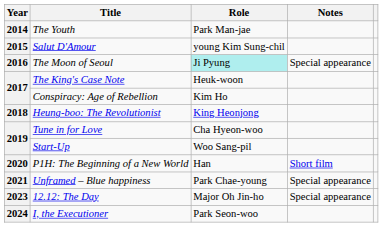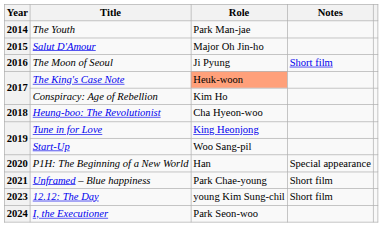(239, 46) young Kim Sung-chil -> (228, 46) Major Oh Jin-ho
(212, 63) paleturquoise background -> (212, 63) no background
(330, 63) Special appearance -> (311, 63) Short film
(218, 79) no background -> (218, 79) lightsalmon background
(226, 113) King Heonjong -> (228, 113) Cha Hyeon-woo
(228, 130) Cha Hyeon-woo -> (226, 130) King Heonjong
(311, 163) Short film -> (330, 163) Special appearance
(330, 180) Special appearance -> (311, 180) Short film
(228, 197) Major Oh Jin-ho -> (239, 197) young Kim Sung-chil
(330, 197) Special appearance -> (311, 197) Short film
